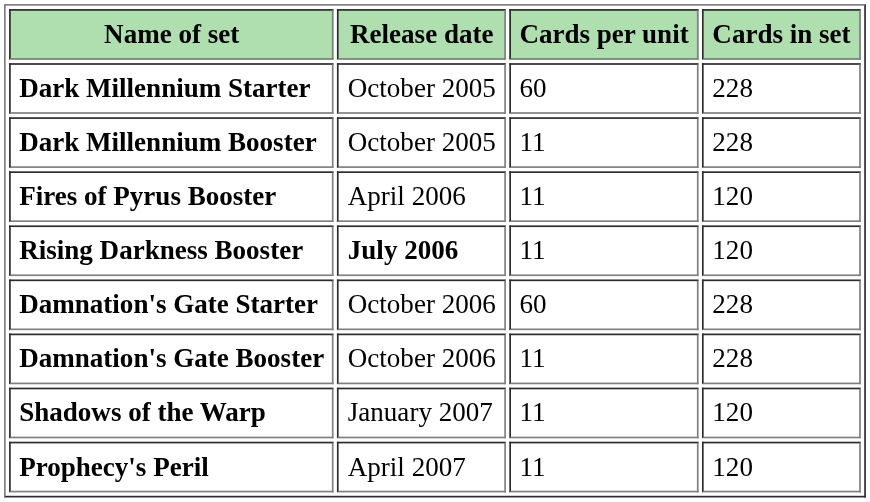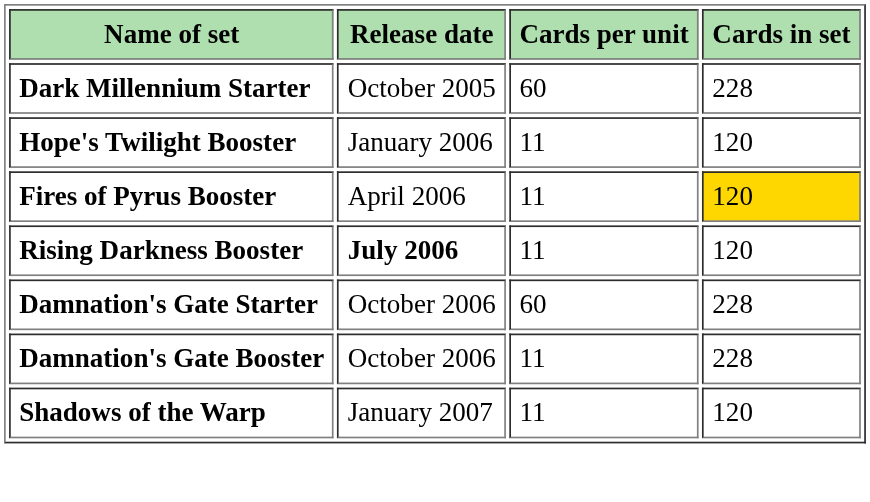- row: (168, 142)
+ row: (158, 142)
(733, 196) no background -> (733, 196) gold background
- row: (114, 466)
